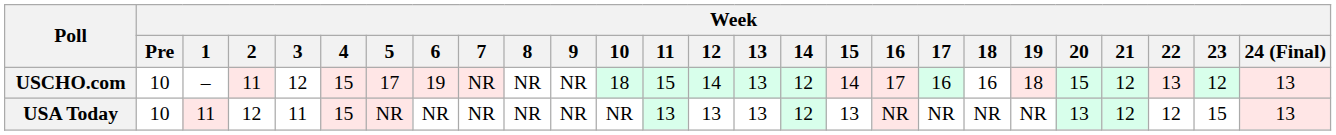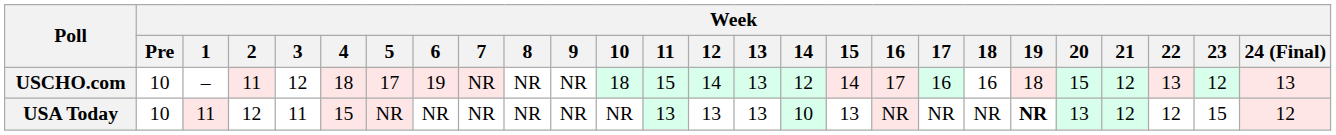(344, 82) 15 -> (344, 82) 18
(803, 113) 12 -> (803, 113) 10
(1033, 113) normal -> (1033, 113) bold
(1285, 113) 13 -> (1285, 113) 12
